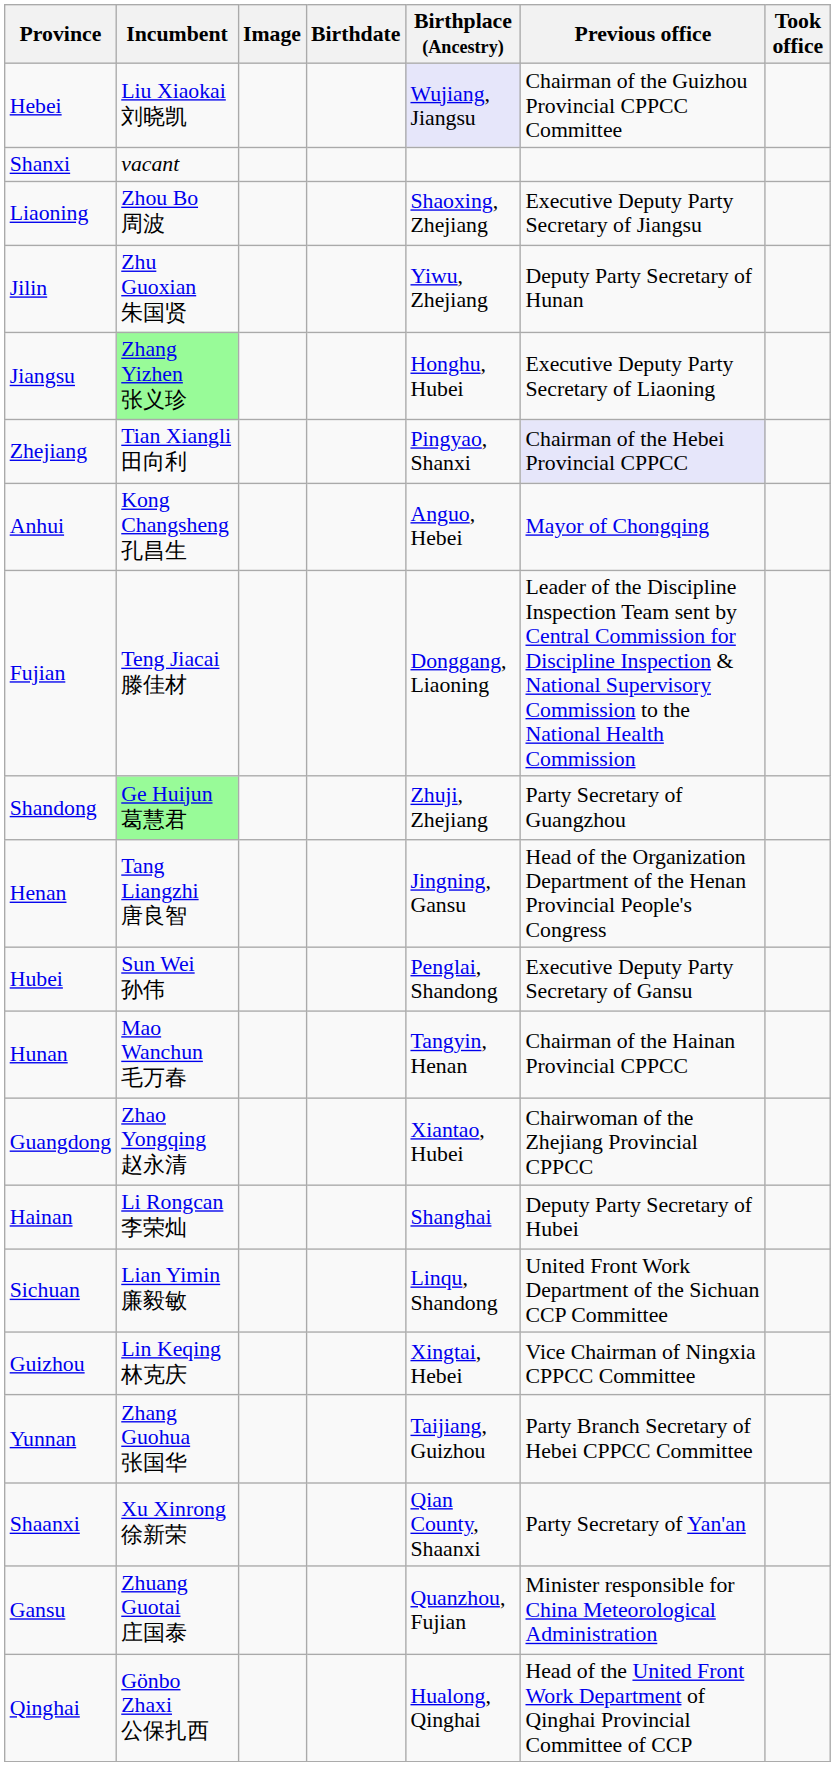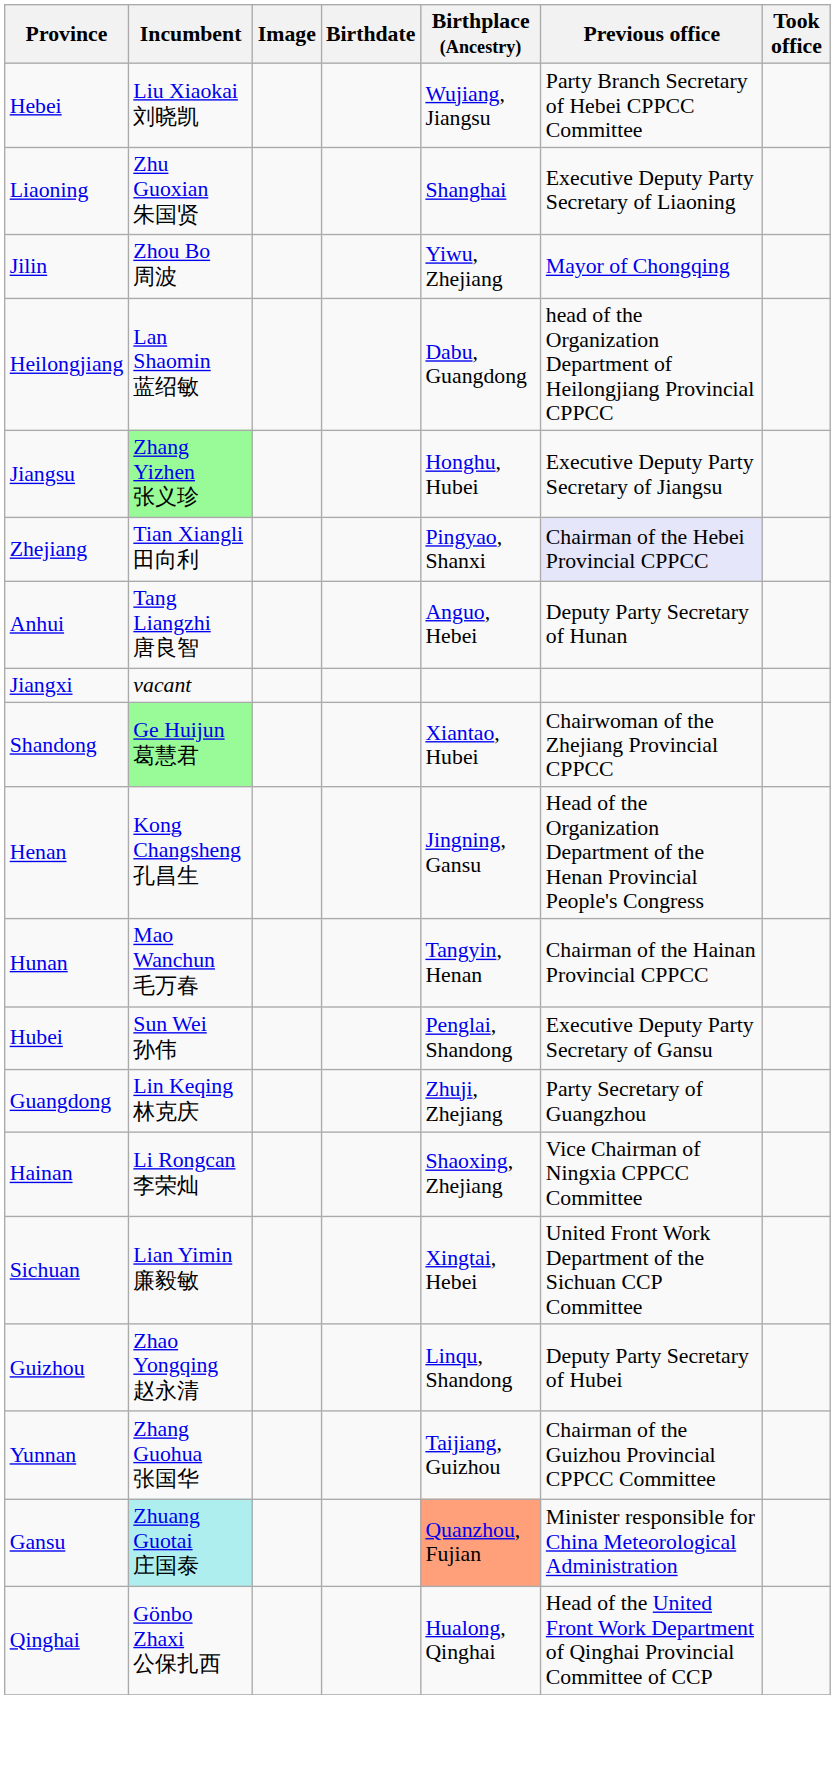(450, 105) lavender background -> (465, 105) no background
(636, 105) Chairman of the Guizhou Provincial CPPCC Committee -> (647, 105) Party Branch Secretary of Hebei CPPCC Committee
- row: (40, 164)
(160, 211) Zhou Bo 周波 -> (171, 189) Zhu Guoxian 朱国贤
(454, 213) Shaoxing, Zhejiang -> (466, 190) Shanghai
(629, 213) Executive Deputy Party Secretary of Jiangsu -> (650, 190) Executive Deputy Party Secretary of Liaoning
(159, 286) Zhu Guoxian 朱国贤 -> (172, 264) Zhou Bo 周波
(639, 288) Deputy Party Secretary of Hunan -> (638, 266) Mayor of Chongqing
+ row: (67, 363)
(629, 375) Executive Deputy Party Secretary of Liaoning -> (650, 473) Executive Deputy Party Secretary of Jiangsu
(175, 525) Kong Changsheng 孔昌生 -> (172, 623) Tang Liangzhi 唐良智
(617, 526) Mayor of Chongqing -> (647, 624) Deputy Party Secretary of Hunan
- row: (38, 673)
+ row: (41, 685)
(449, 807) Zhuji, Zhejiang -> (463, 744) Xiantao, Hubei
(604, 807) Party Secretary of Guangzhou -> (632, 744) Chairwoman of the Zhejiang Provincial CPPCC
(160, 891) Tang Liangzhi 唐良智 -> (187, 851) Kong Changsheng 孔昌生
rows swapped: (36, 978) <-> (39, 1053)
(164, 1140) Zhao Yongqing 赵永清 -> (183, 1099) Lin Keqing 林克庆
(448, 1141) Xiantao, Hubei -> (464, 1100) Zhuji, Zhejiang
(612, 1141) Chairwoman of the Zhejiang Provincial CPPCC -> (624, 1100) Party Secretary of Guangzhou
(451, 1216) Shanghai -> (469, 1174) Shaoxing, Zhejiang
(639, 1216) Deputy Party Secretary of Hubei -> (623, 1174) Vice Chairman of Ningxia CPPCC Committee
(454, 1290) Linqu, Shandong -> (461, 1269) Xingtai, Hebei
(171, 1362) Lin Keqing 林克庆 -> (176, 1366) Zhao Yongqing 赵永清
(446, 1363) Xingtai, Hebei -> (469, 1367) Linqu, Shandong
(641, 1363) Vice Chairman of Ningxia CPPCC Committee -> (647, 1367) Deputy Party Secretary of Hubei
(639, 1438) Party Branch Secretary of Hebei CPPCC Committee -> (631, 1455) Chairman of the Guizhou Provincial CPPCC Committee
- row: (45, 1524)
(154, 1608) no background -> (167, 1541) paleturquoise background
(458, 1609) no background -> (473, 1542) lightsalmon background
